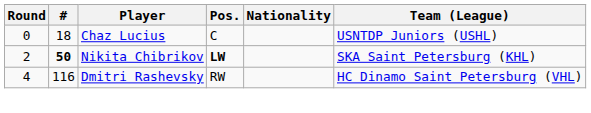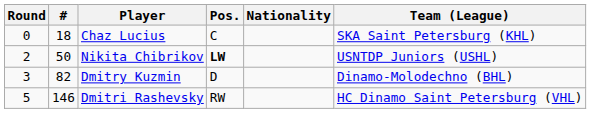(418, 36) USNTDP Juniors (USHL) -> (437, 36) SKA Saint Petersburg (KHL)
(63, 56) bold -> (63, 56) normal
(437, 56) SKA Saint Petersburg (KHL) -> (418, 56) USNTDP Juniors (USHL)
+ row: (131, 77)
(27, 77) 4 -> (27, 98) 5
(63, 77) 116 -> (63, 98) 146
